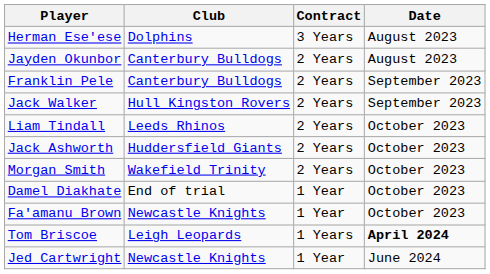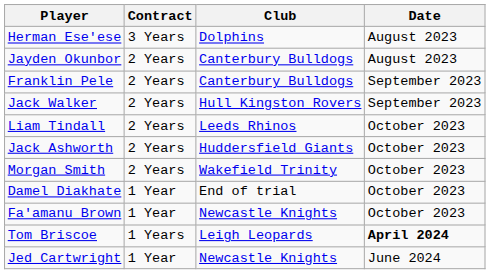columns swapped: (209, 16) <-> (329, 16)
